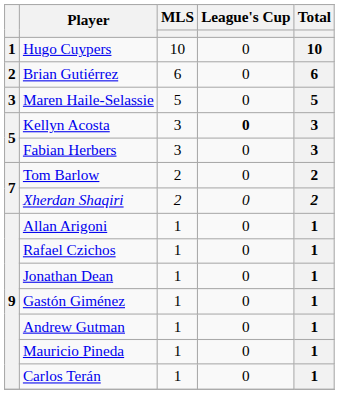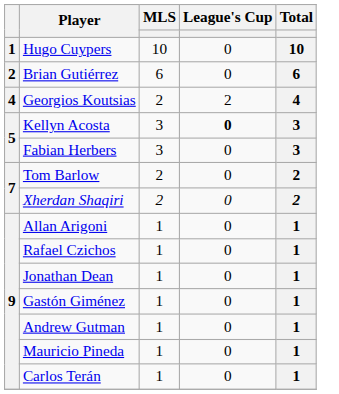- row: (88, 100)
+ row: (79, 100)
